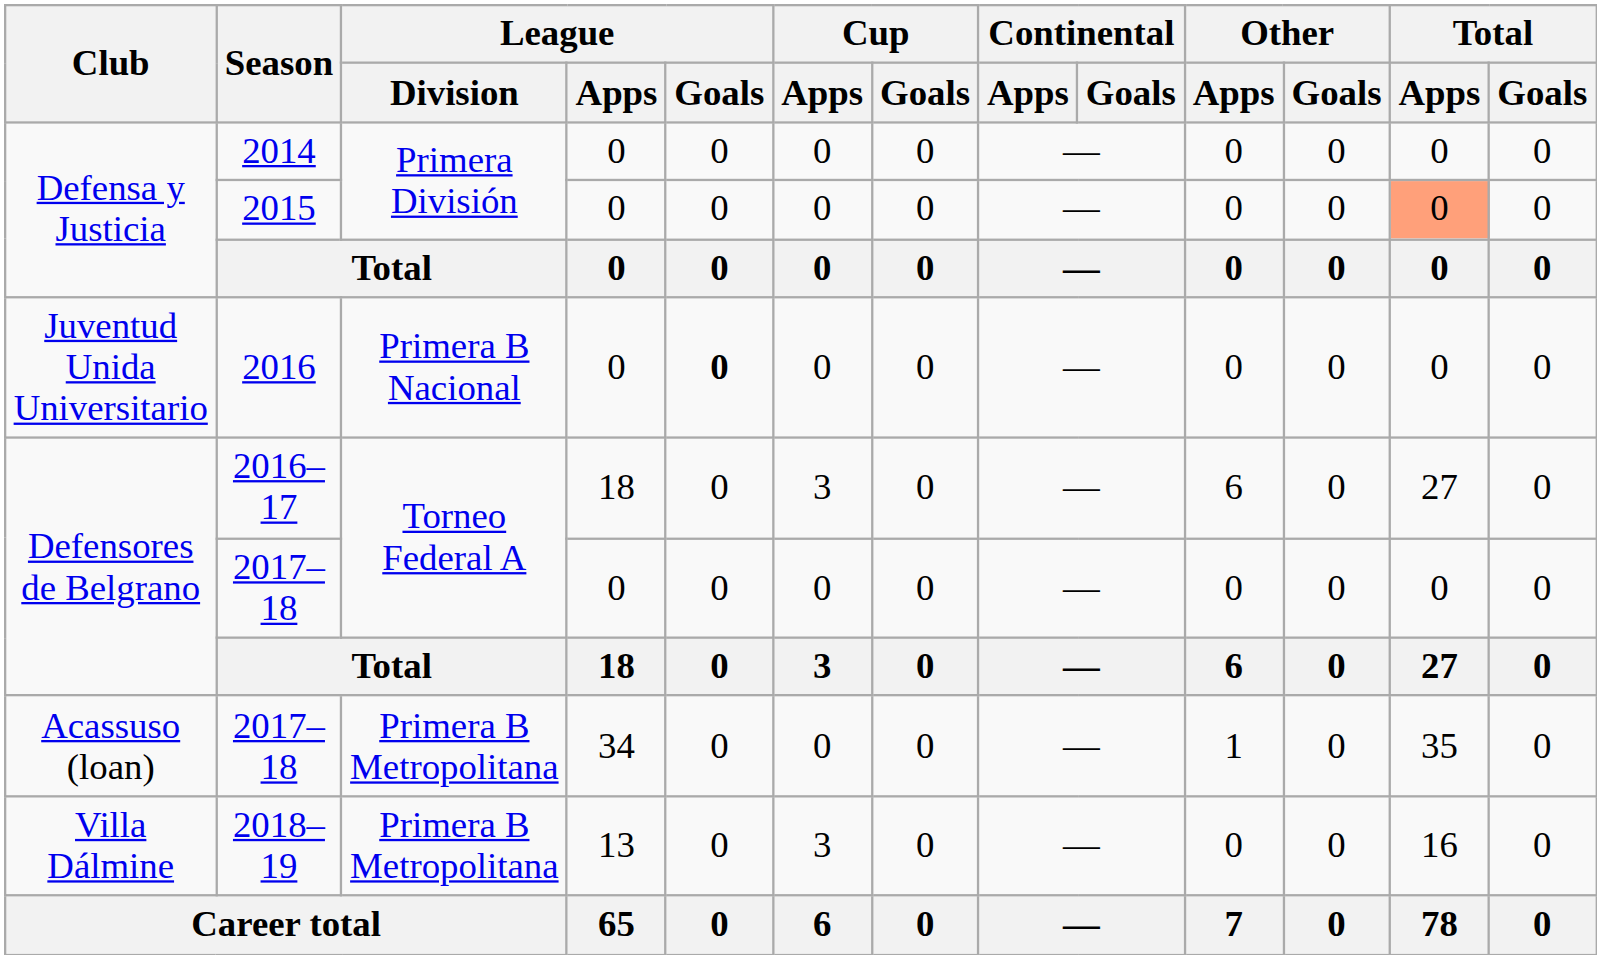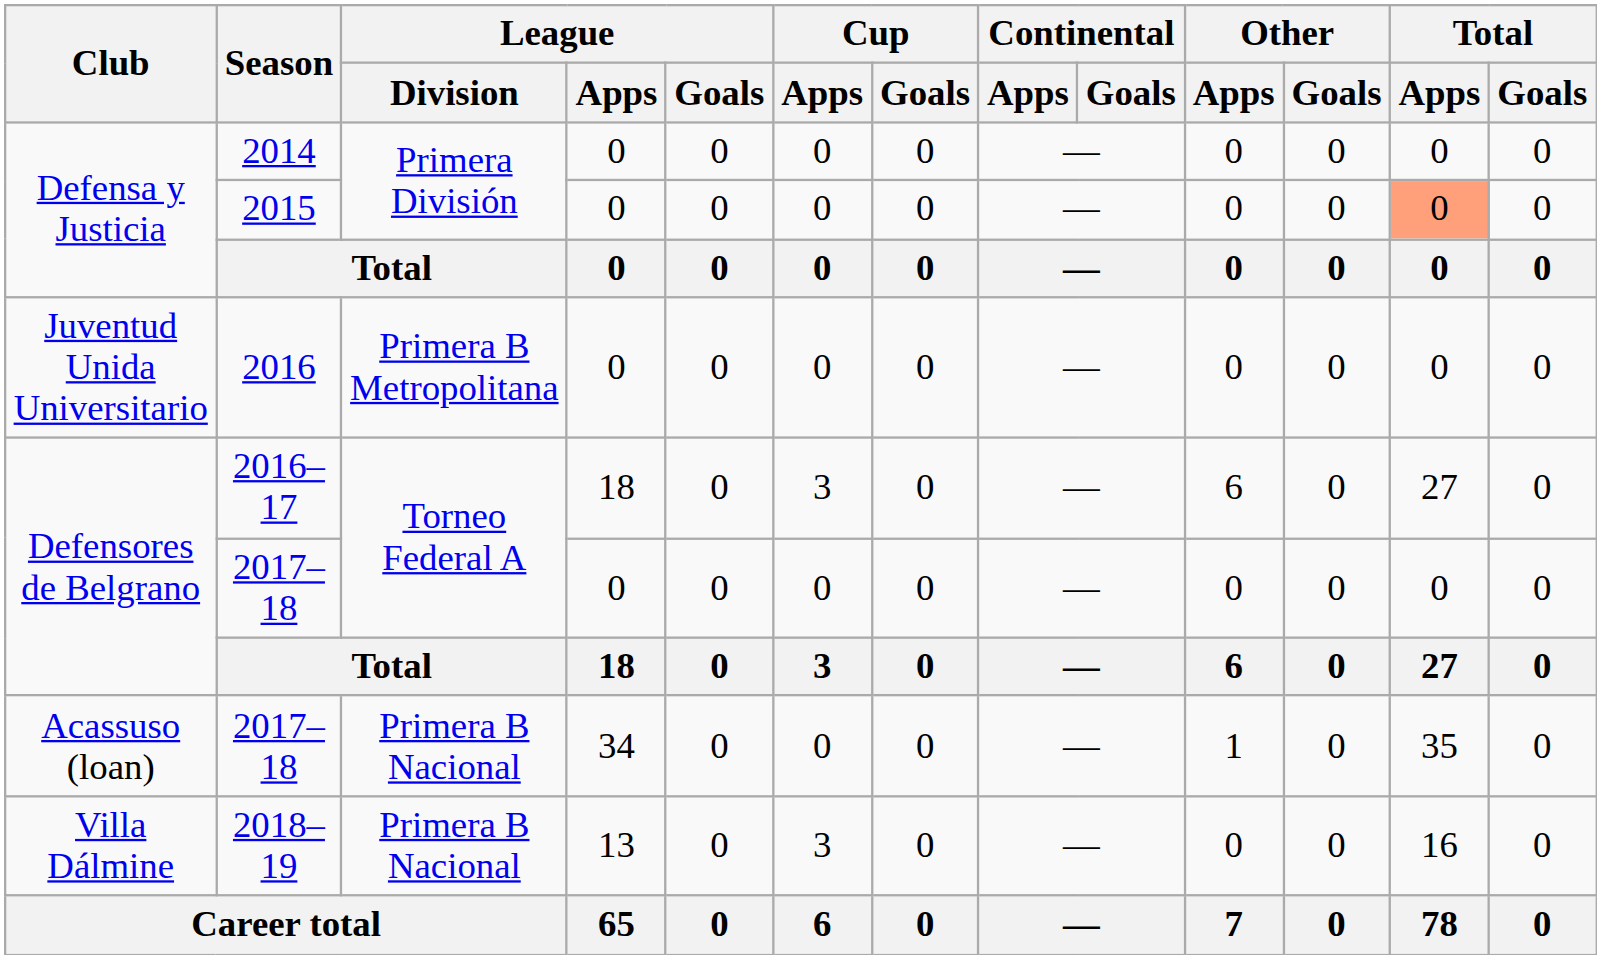(454, 366) Primera B Nacional -> (454, 366) Primera B Metropolitana
(719, 366) bold -> (719, 366) normal
(454, 745) Primera B Metropolitana -> (454, 745) Primera B Nacional
(454, 845) Primera B Metropolitana -> (454, 845) Primera B Nacional
